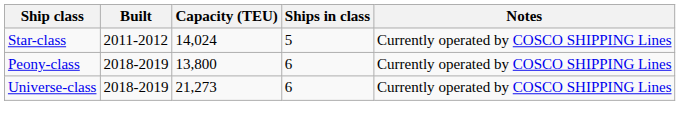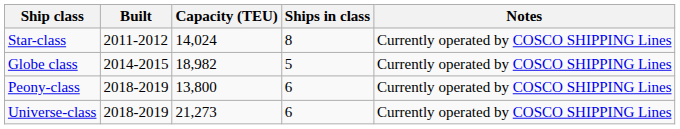(289, 40) 5 -> (289, 40) 8
+ row: (43, 64)
